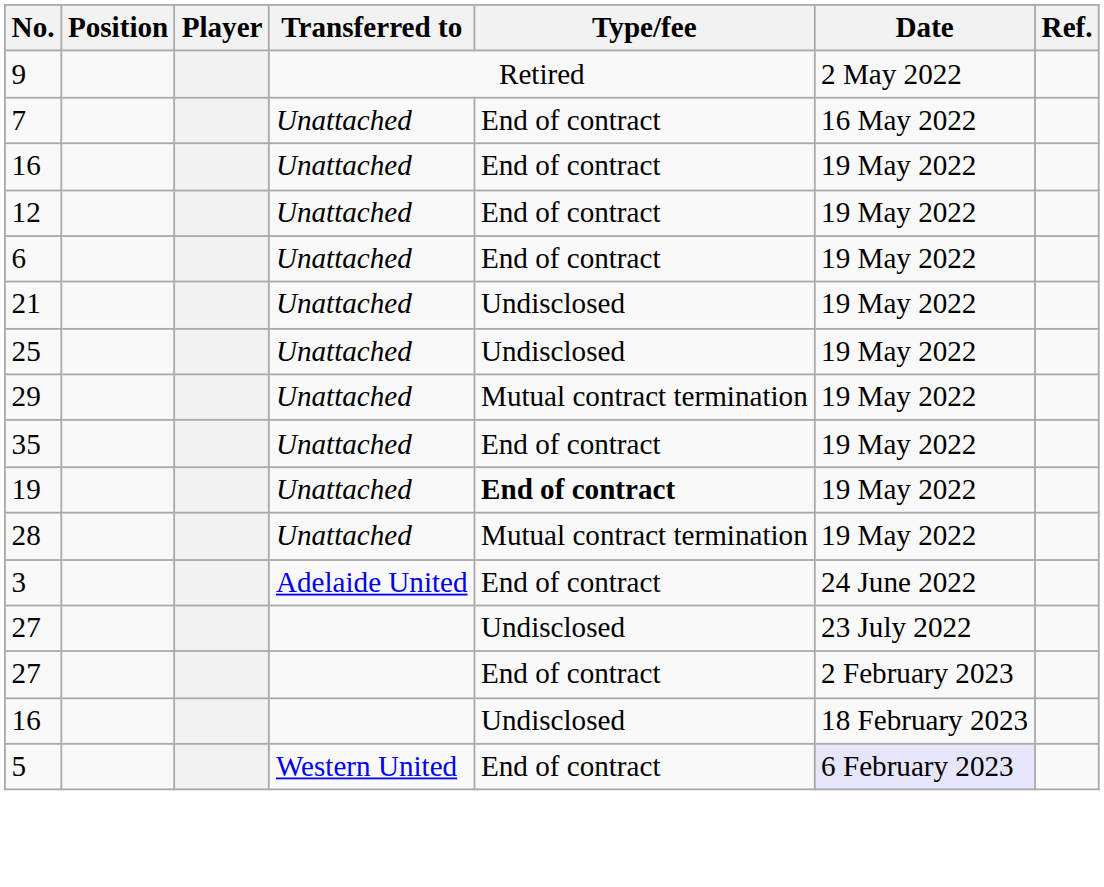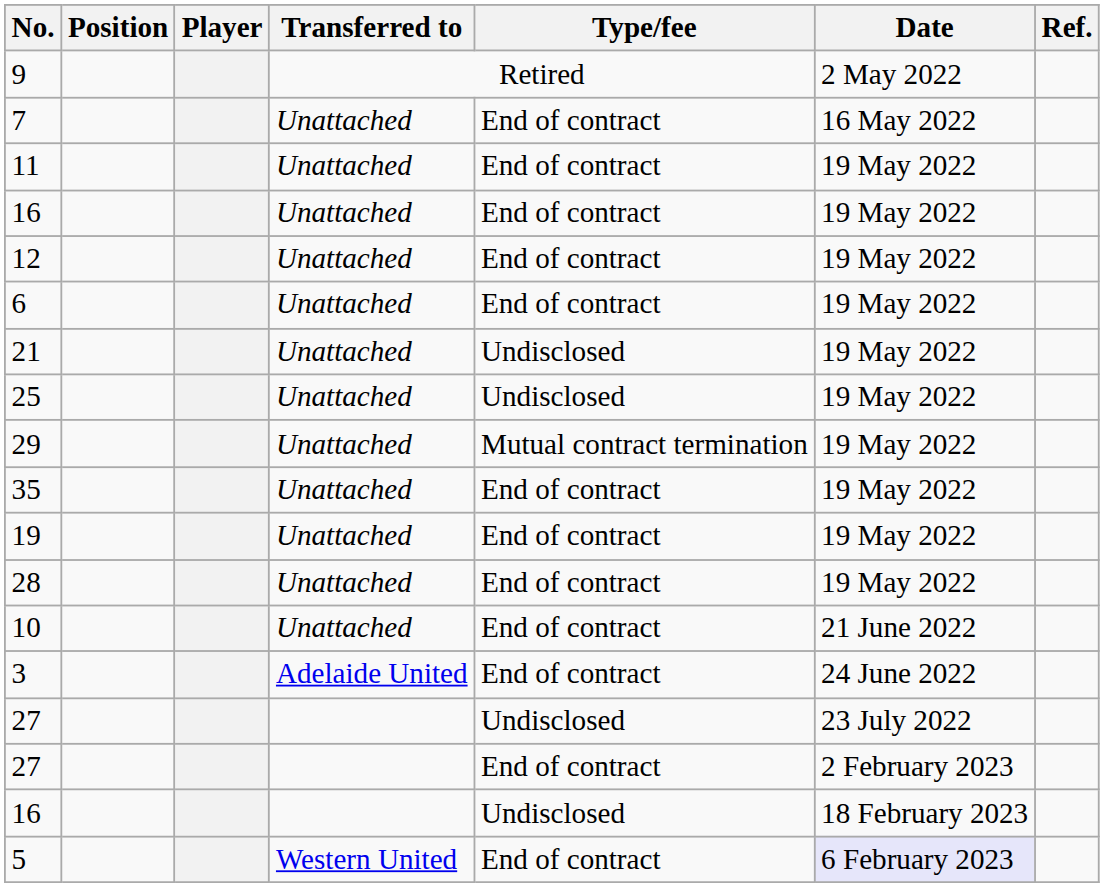+ row: (26, 166)
(578, 489) bold -> (571, 535) normal
(644, 535) Mutual contract termination -> (571, 581) End of contract
+ row: (26, 627)
